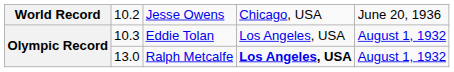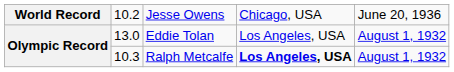(127, 35) 10.3 -> (127, 35) 13.0
(127, 56) 13.0 -> (127, 56) 10.3
